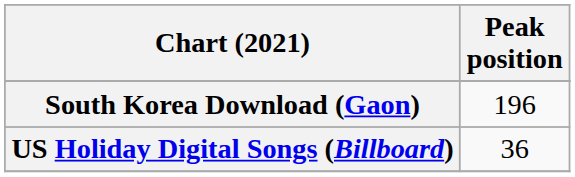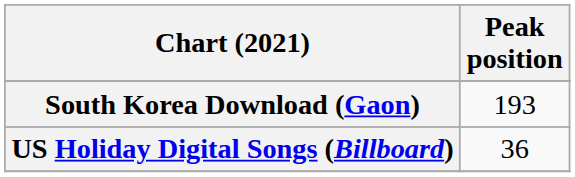(515, 103) 196 -> (515, 103) 193
